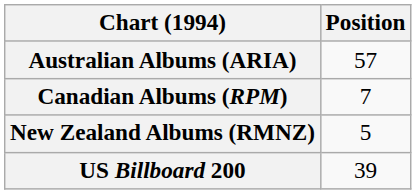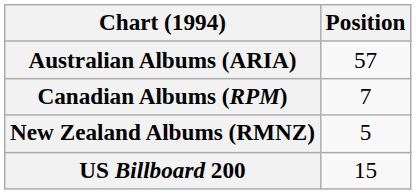(366, 170) 39 -> (366, 170) 15
